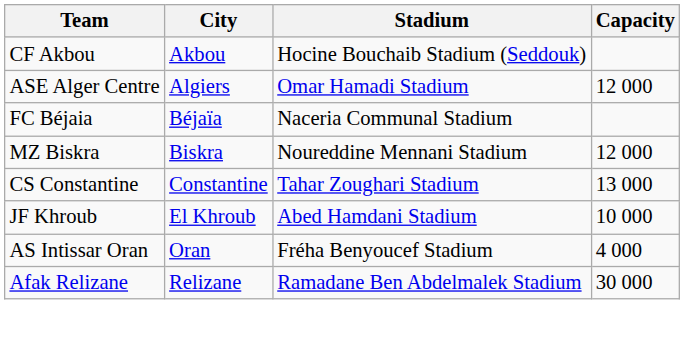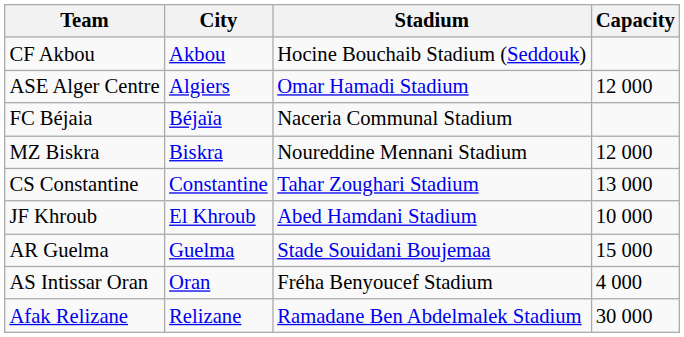+ row: (59, 250)
